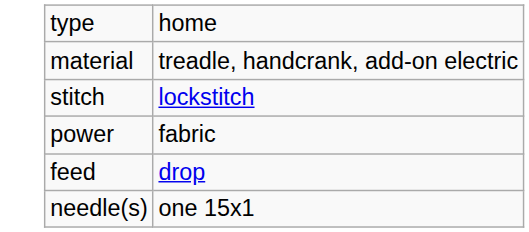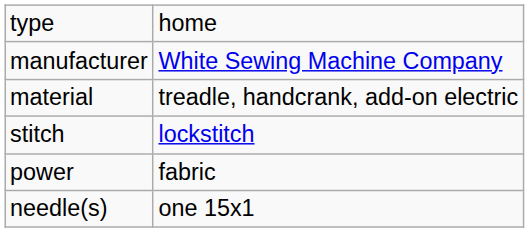+ row: (79, 60)
- row: (73, 171)
